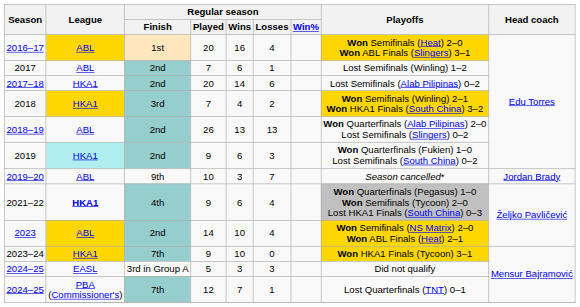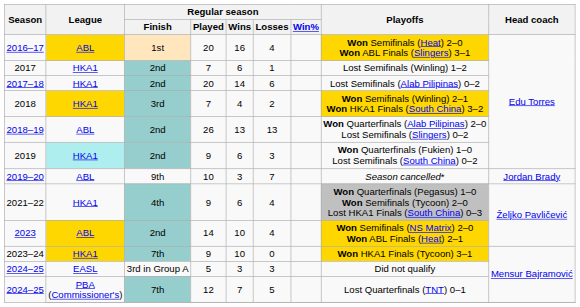(85, 68) ABL -> (85, 68) HKA1
(85, 202) bold -> (85, 202) normal
(272, 289) 1 -> (272, 289) 5
